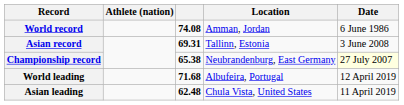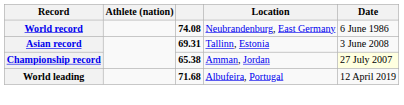(238, 28) Amman, Jordan -> (270, 28) Neubrandenburg, East Germany
(270, 60) Neubrandenburg, East Germany -> (238, 60) Amman, Jordan
- row: (54, 92)
